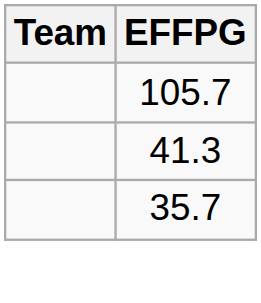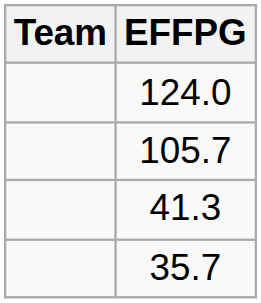+ row: (185, 92)
